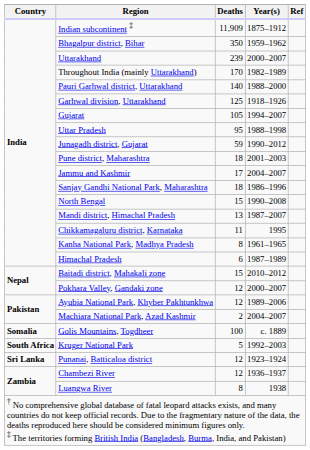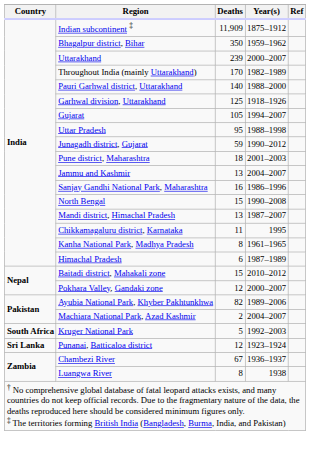(239, 173) 17 -> (239, 173) 13
(239, 187) 18 -> (239, 187) 16
(239, 302) 12 -> (239, 302) 82
- row: (106, 331)
(239, 374) 12 -> (239, 359) 67
